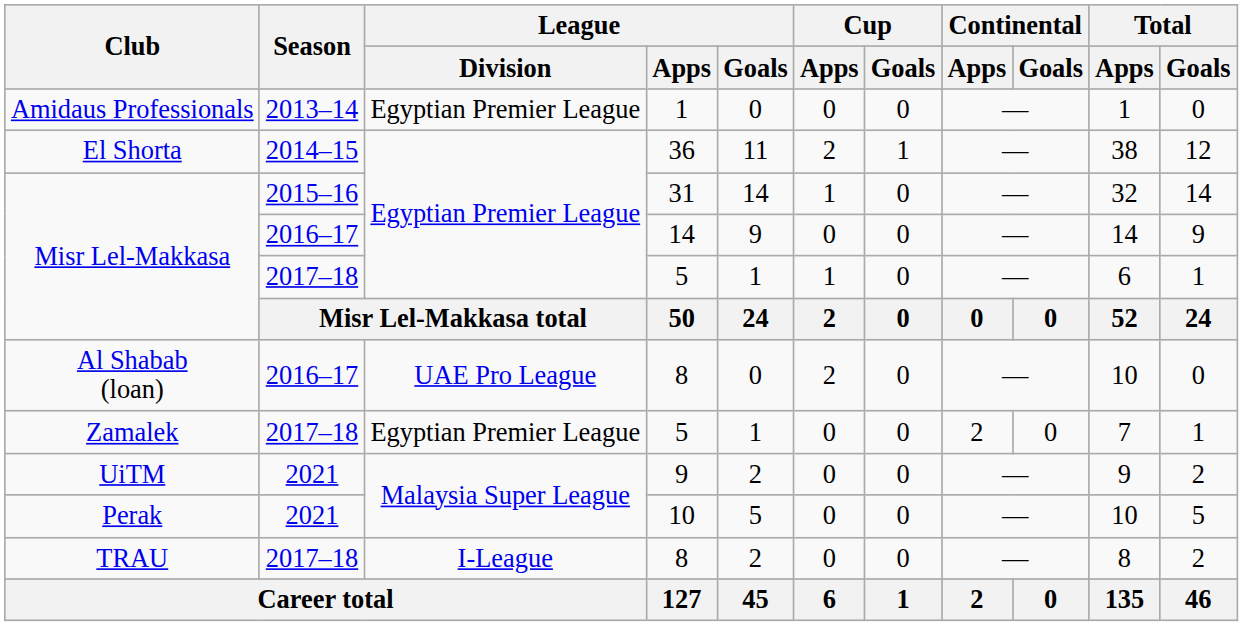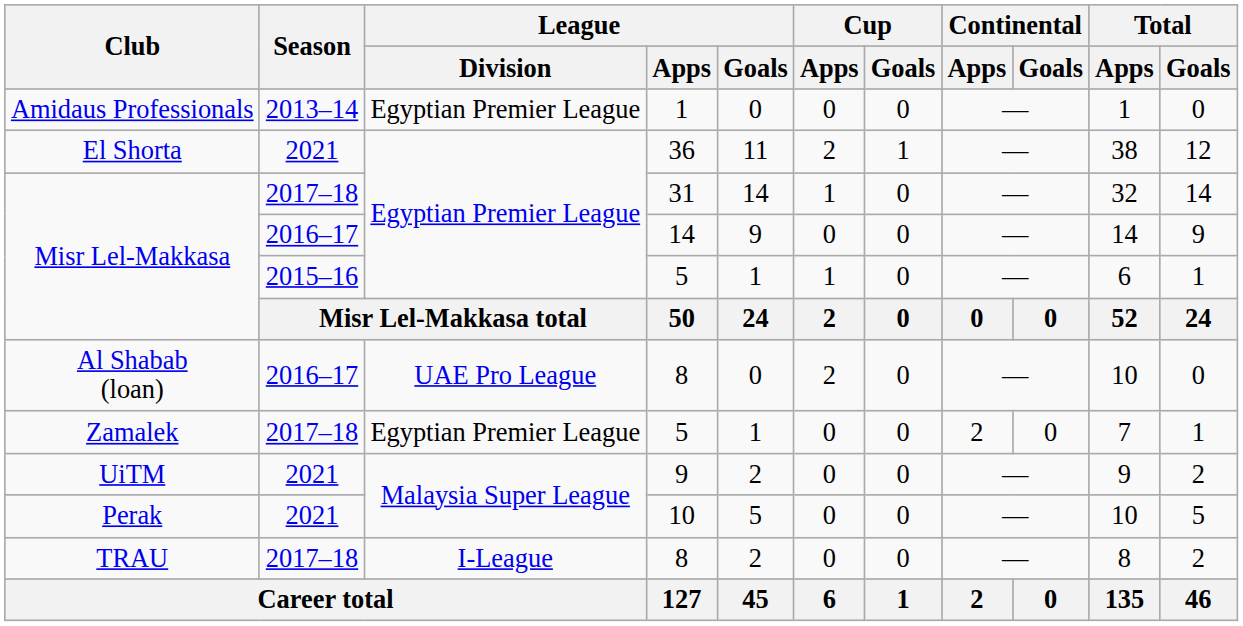(312, 151) 2014–15 -> (312, 151) 2021
(312, 192) 2015–16 -> (312, 192) 2017–18
(312, 276) 2017–18 -> (312, 276) 2015–16
